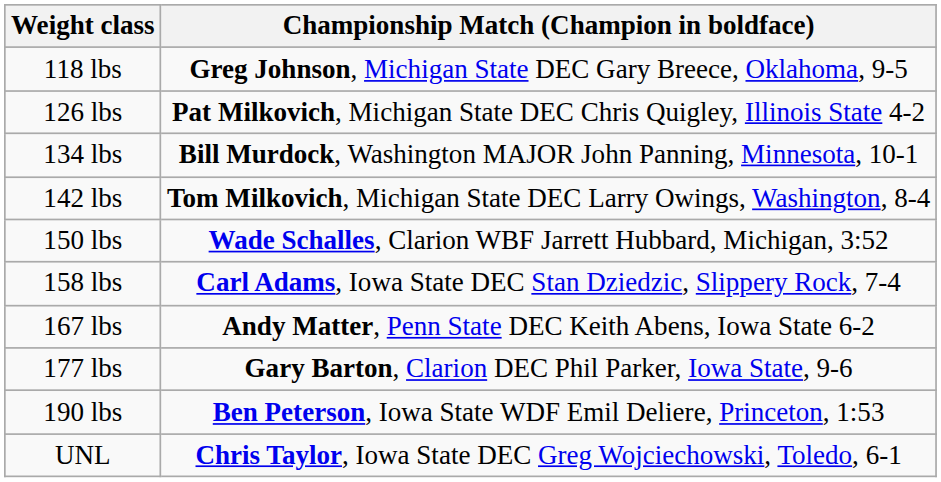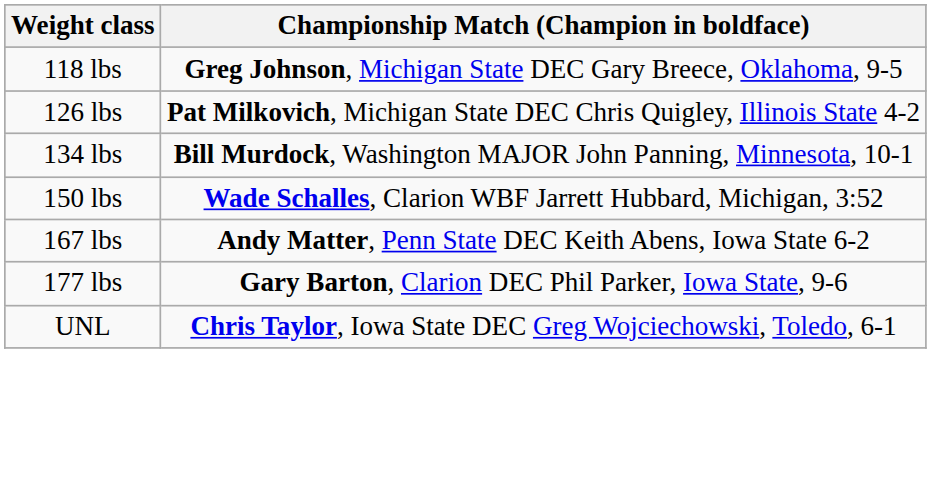- row: (83, 197)
- row: (83, 283)
- row: (83, 411)
